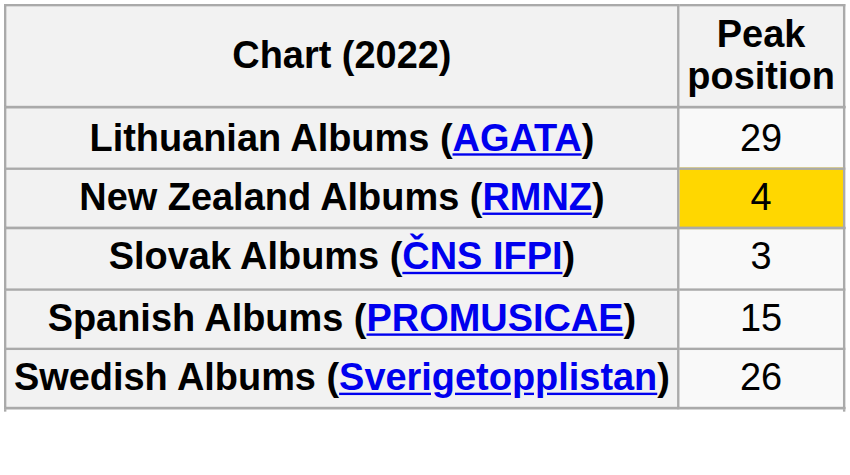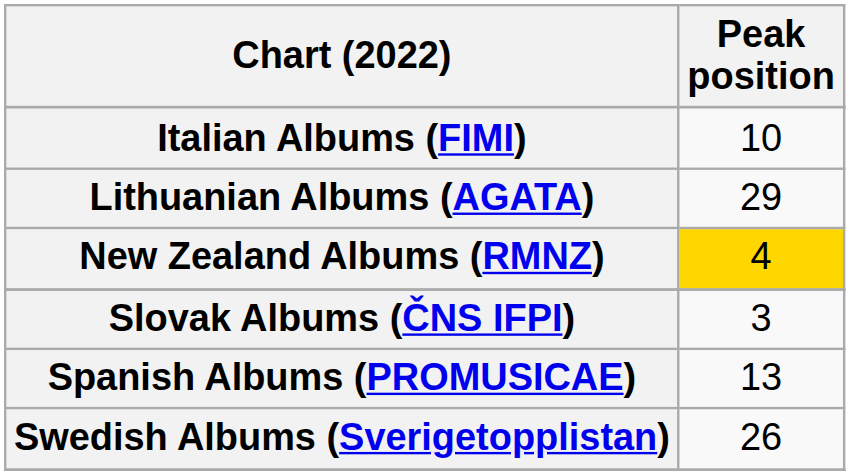+ row: (342, 137)
(761, 317) 15 -> (761, 377) 13
